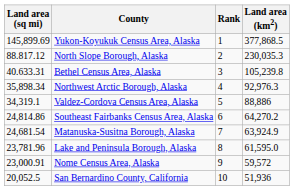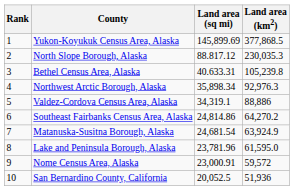columns swapped: (229, 19) <-> (28, 19)
